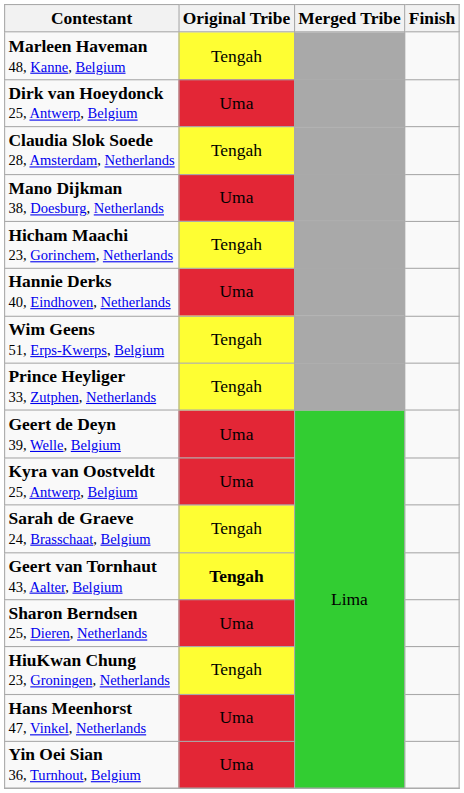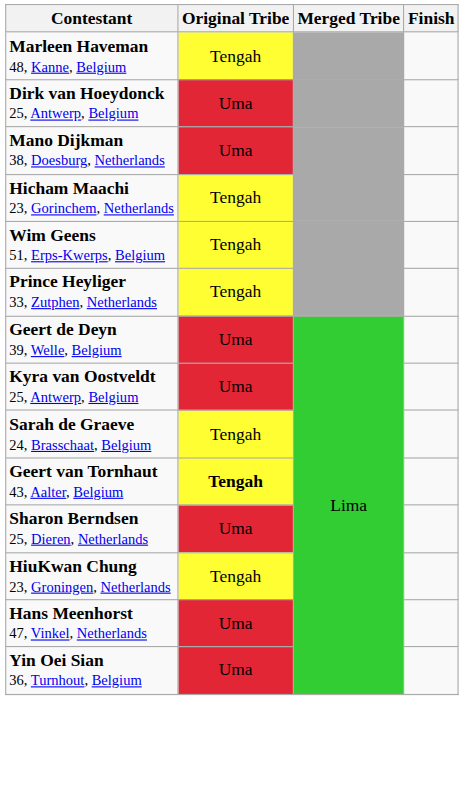- row: (92, 150)
- row: (90, 292)
